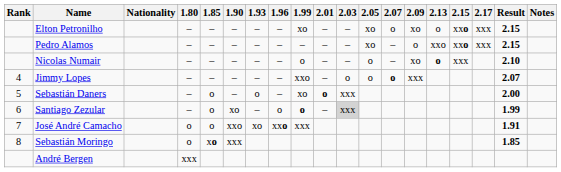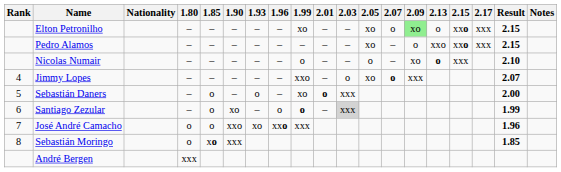(415, 28) no background -> (415, 28) lightgreen background
(370, 77) o -> (370, 77) xo
(511, 126) 1.91 -> (511, 126) 1.96
